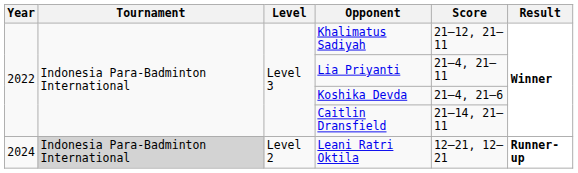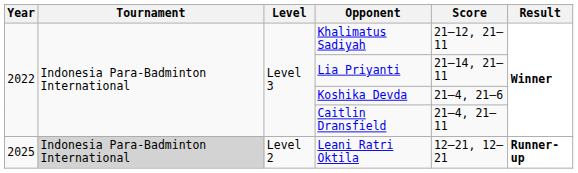(465, 71) 21–4, 21–11 -> (469, 71) 21–14, 21–11
(469, 121) 21–14, 21–11 -> (465, 121) 21–4, 21–11
(21, 152) 2024 -> (21, 152) 2025
